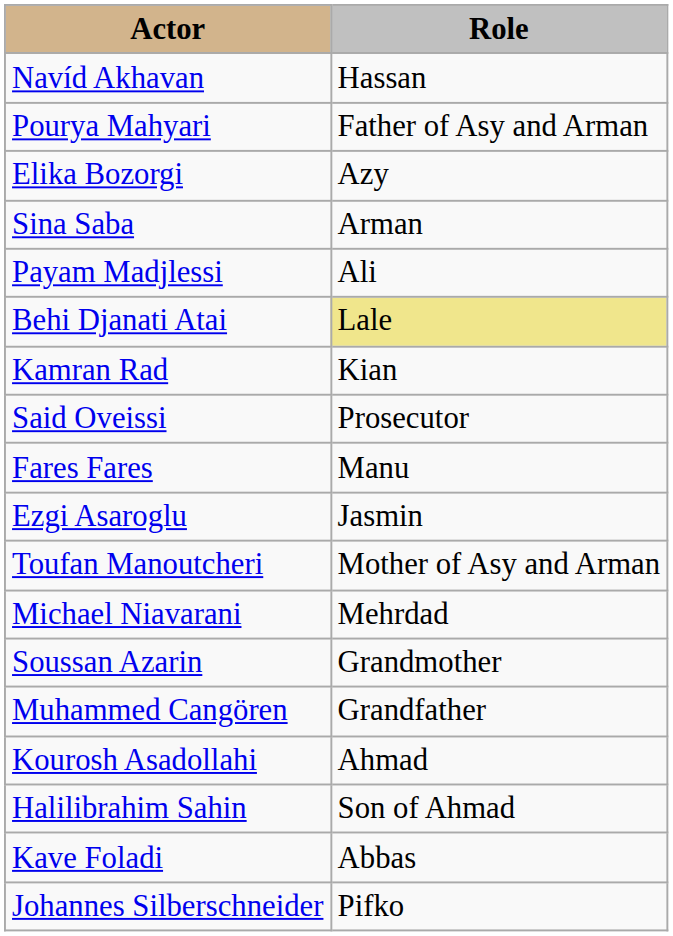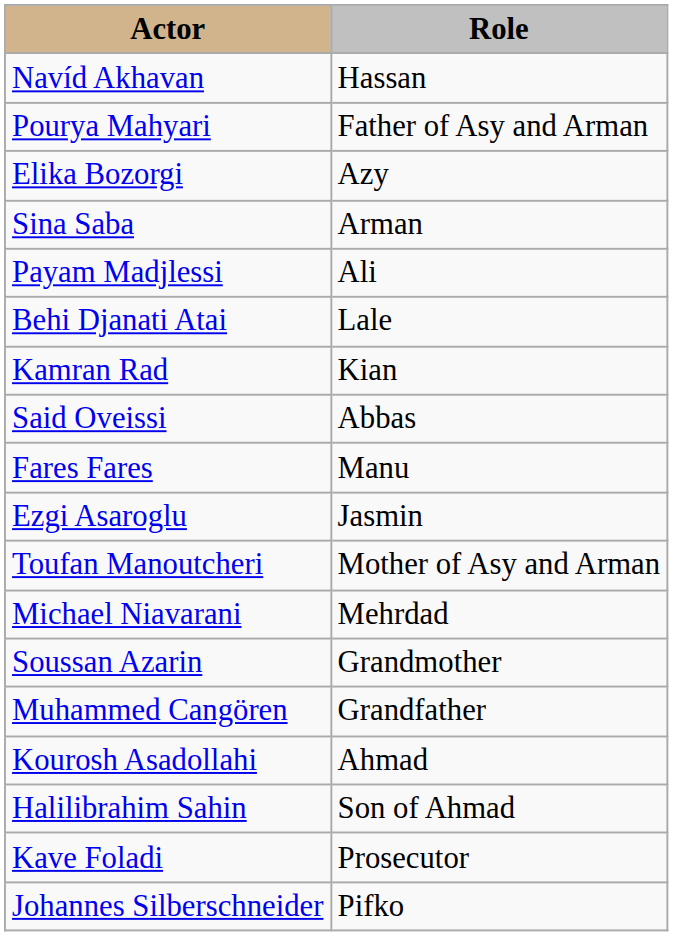(365, 321) khaki background -> (365, 321) no background
(403, 418) Prosecutor -> (377, 418) Abbas
(377, 857) Abbas -> (403, 857) Prosecutor
